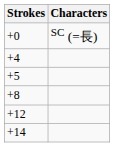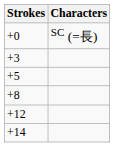+ row: (13, 57)
- row: (13, 57)
